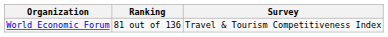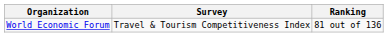columns swapped: (283, 11) <-> (147, 11)
